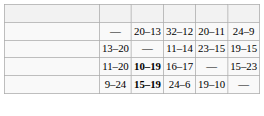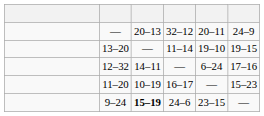(212, 49) 23–15 -> (212, 49) 19–10
+ row: (115, 67)
(148, 67) bold -> (148, 85) normal
(212, 85) 19–10 -> (212, 102) 23–15
